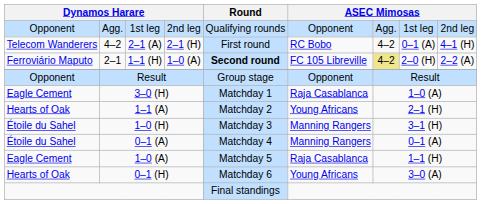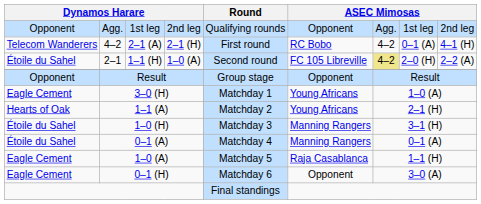(50, 61) Ferroviário Maputo -> (41, 61) Étoile du Sahel
(245, 61) bold -> (245, 61) normal
(329, 93) Raja Casablanca -> (324, 93) Young Africans
(38, 175) Hearts of Oak -> (39, 175) Eagle Cement
(324, 175) Young Africans -> (330, 175) Opponent
